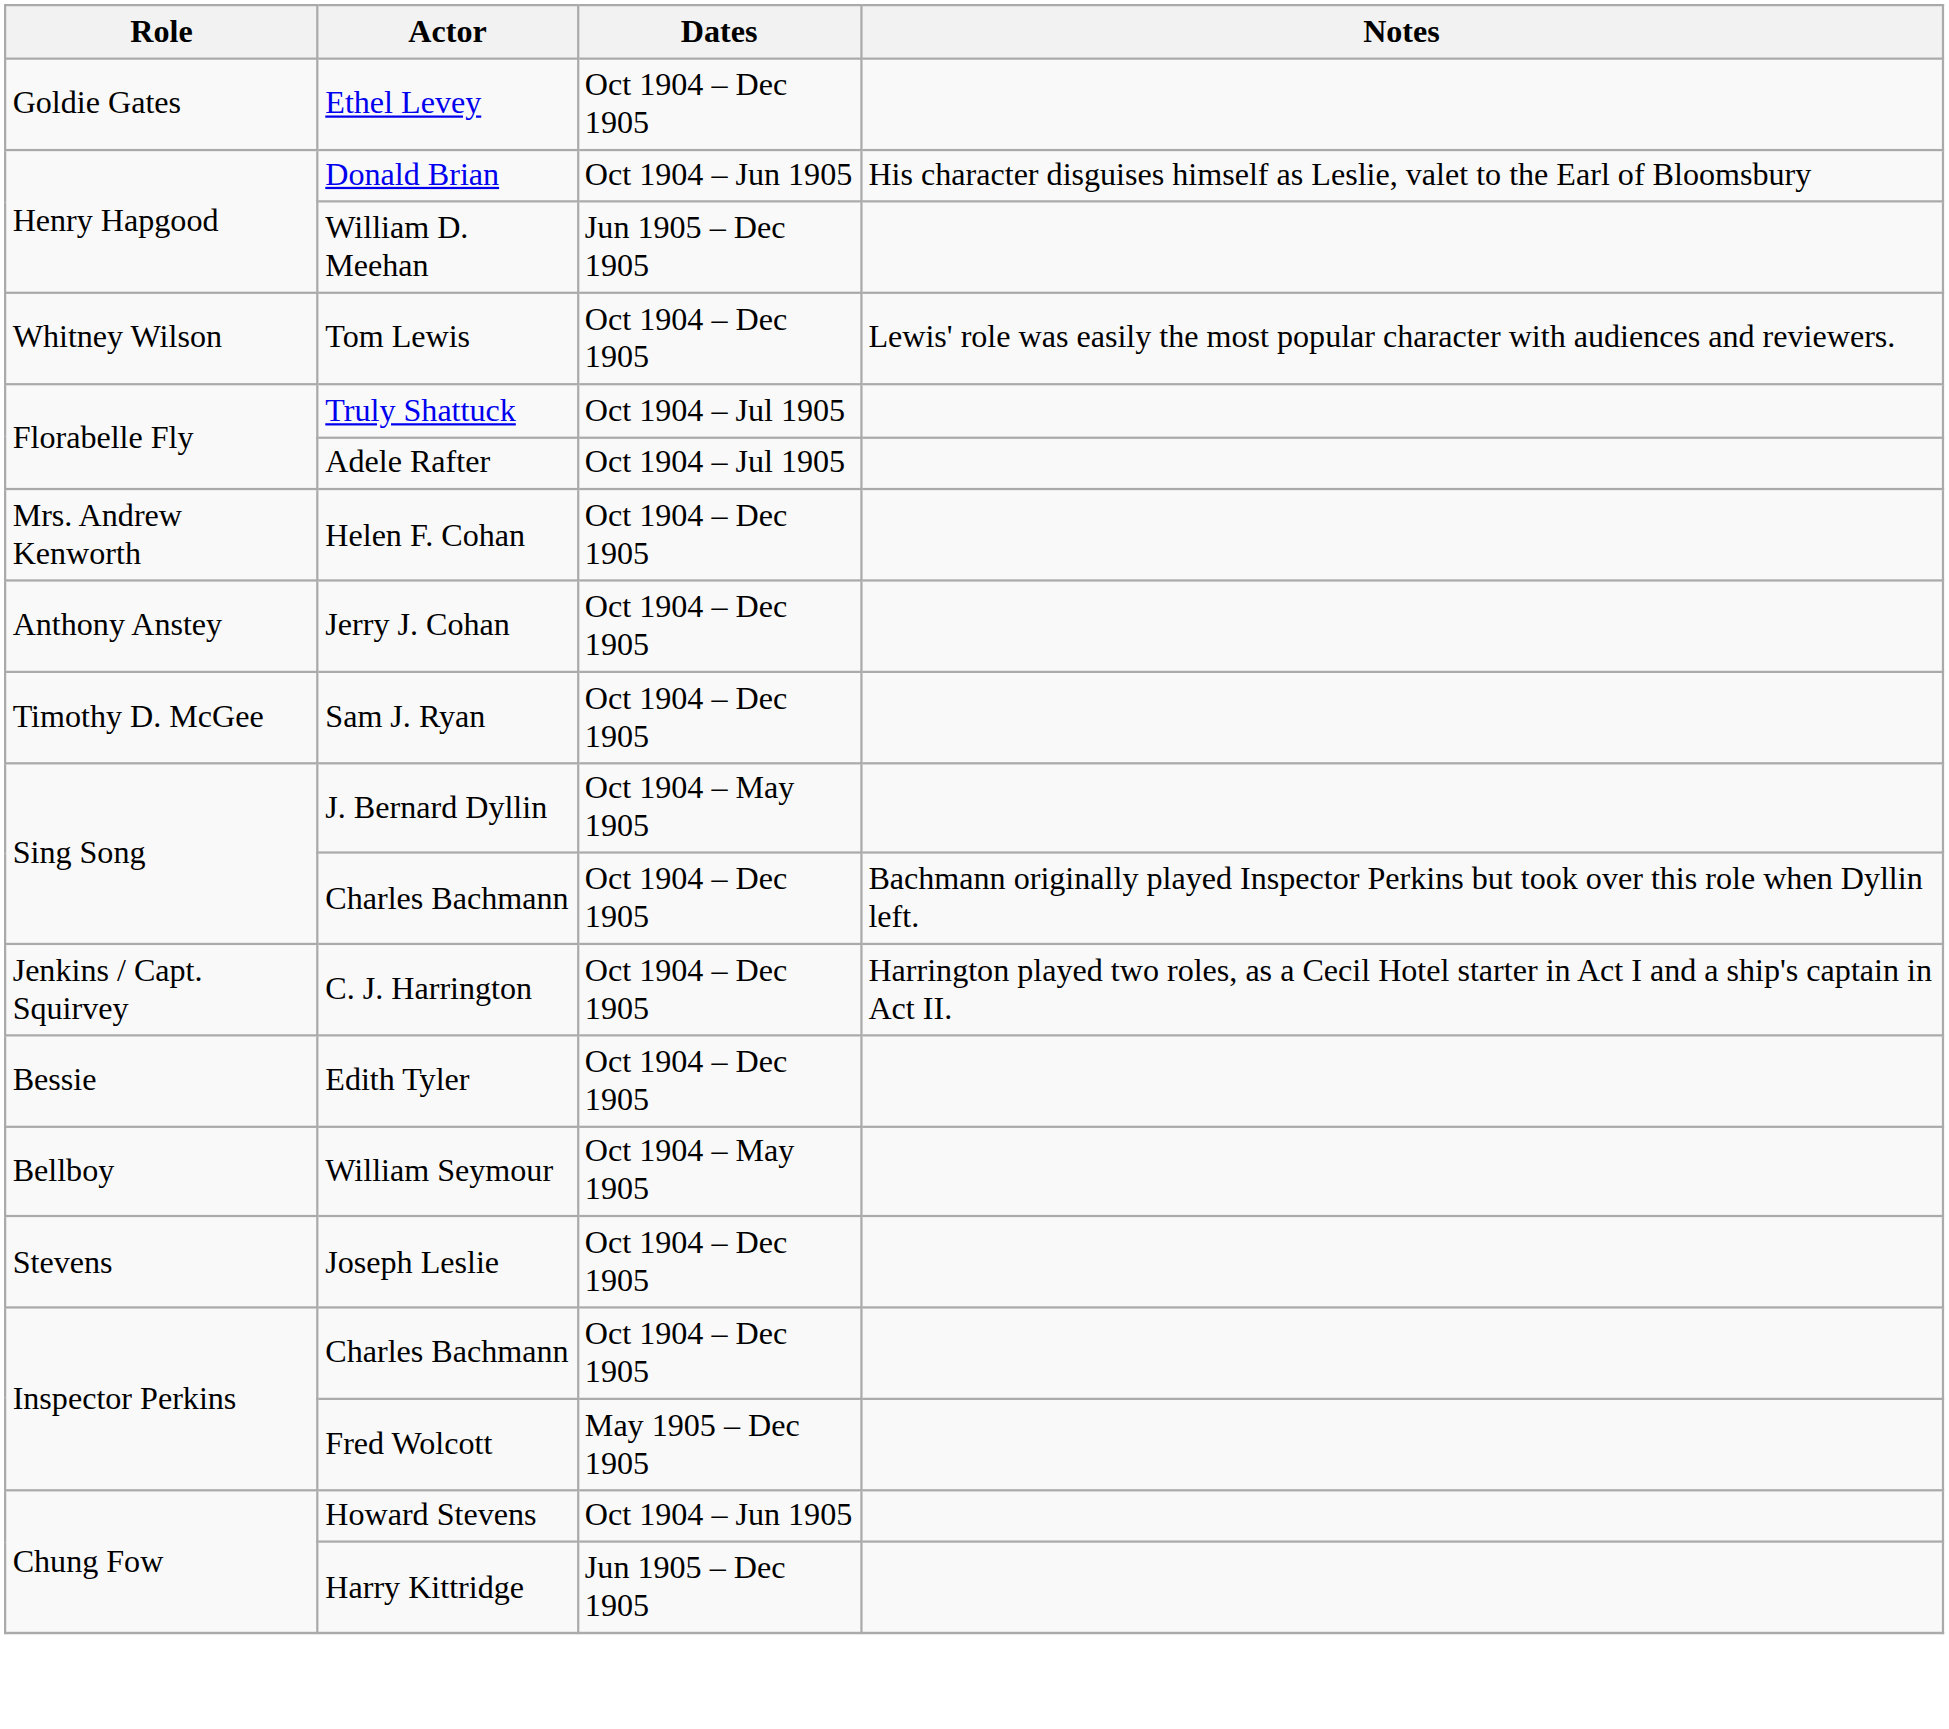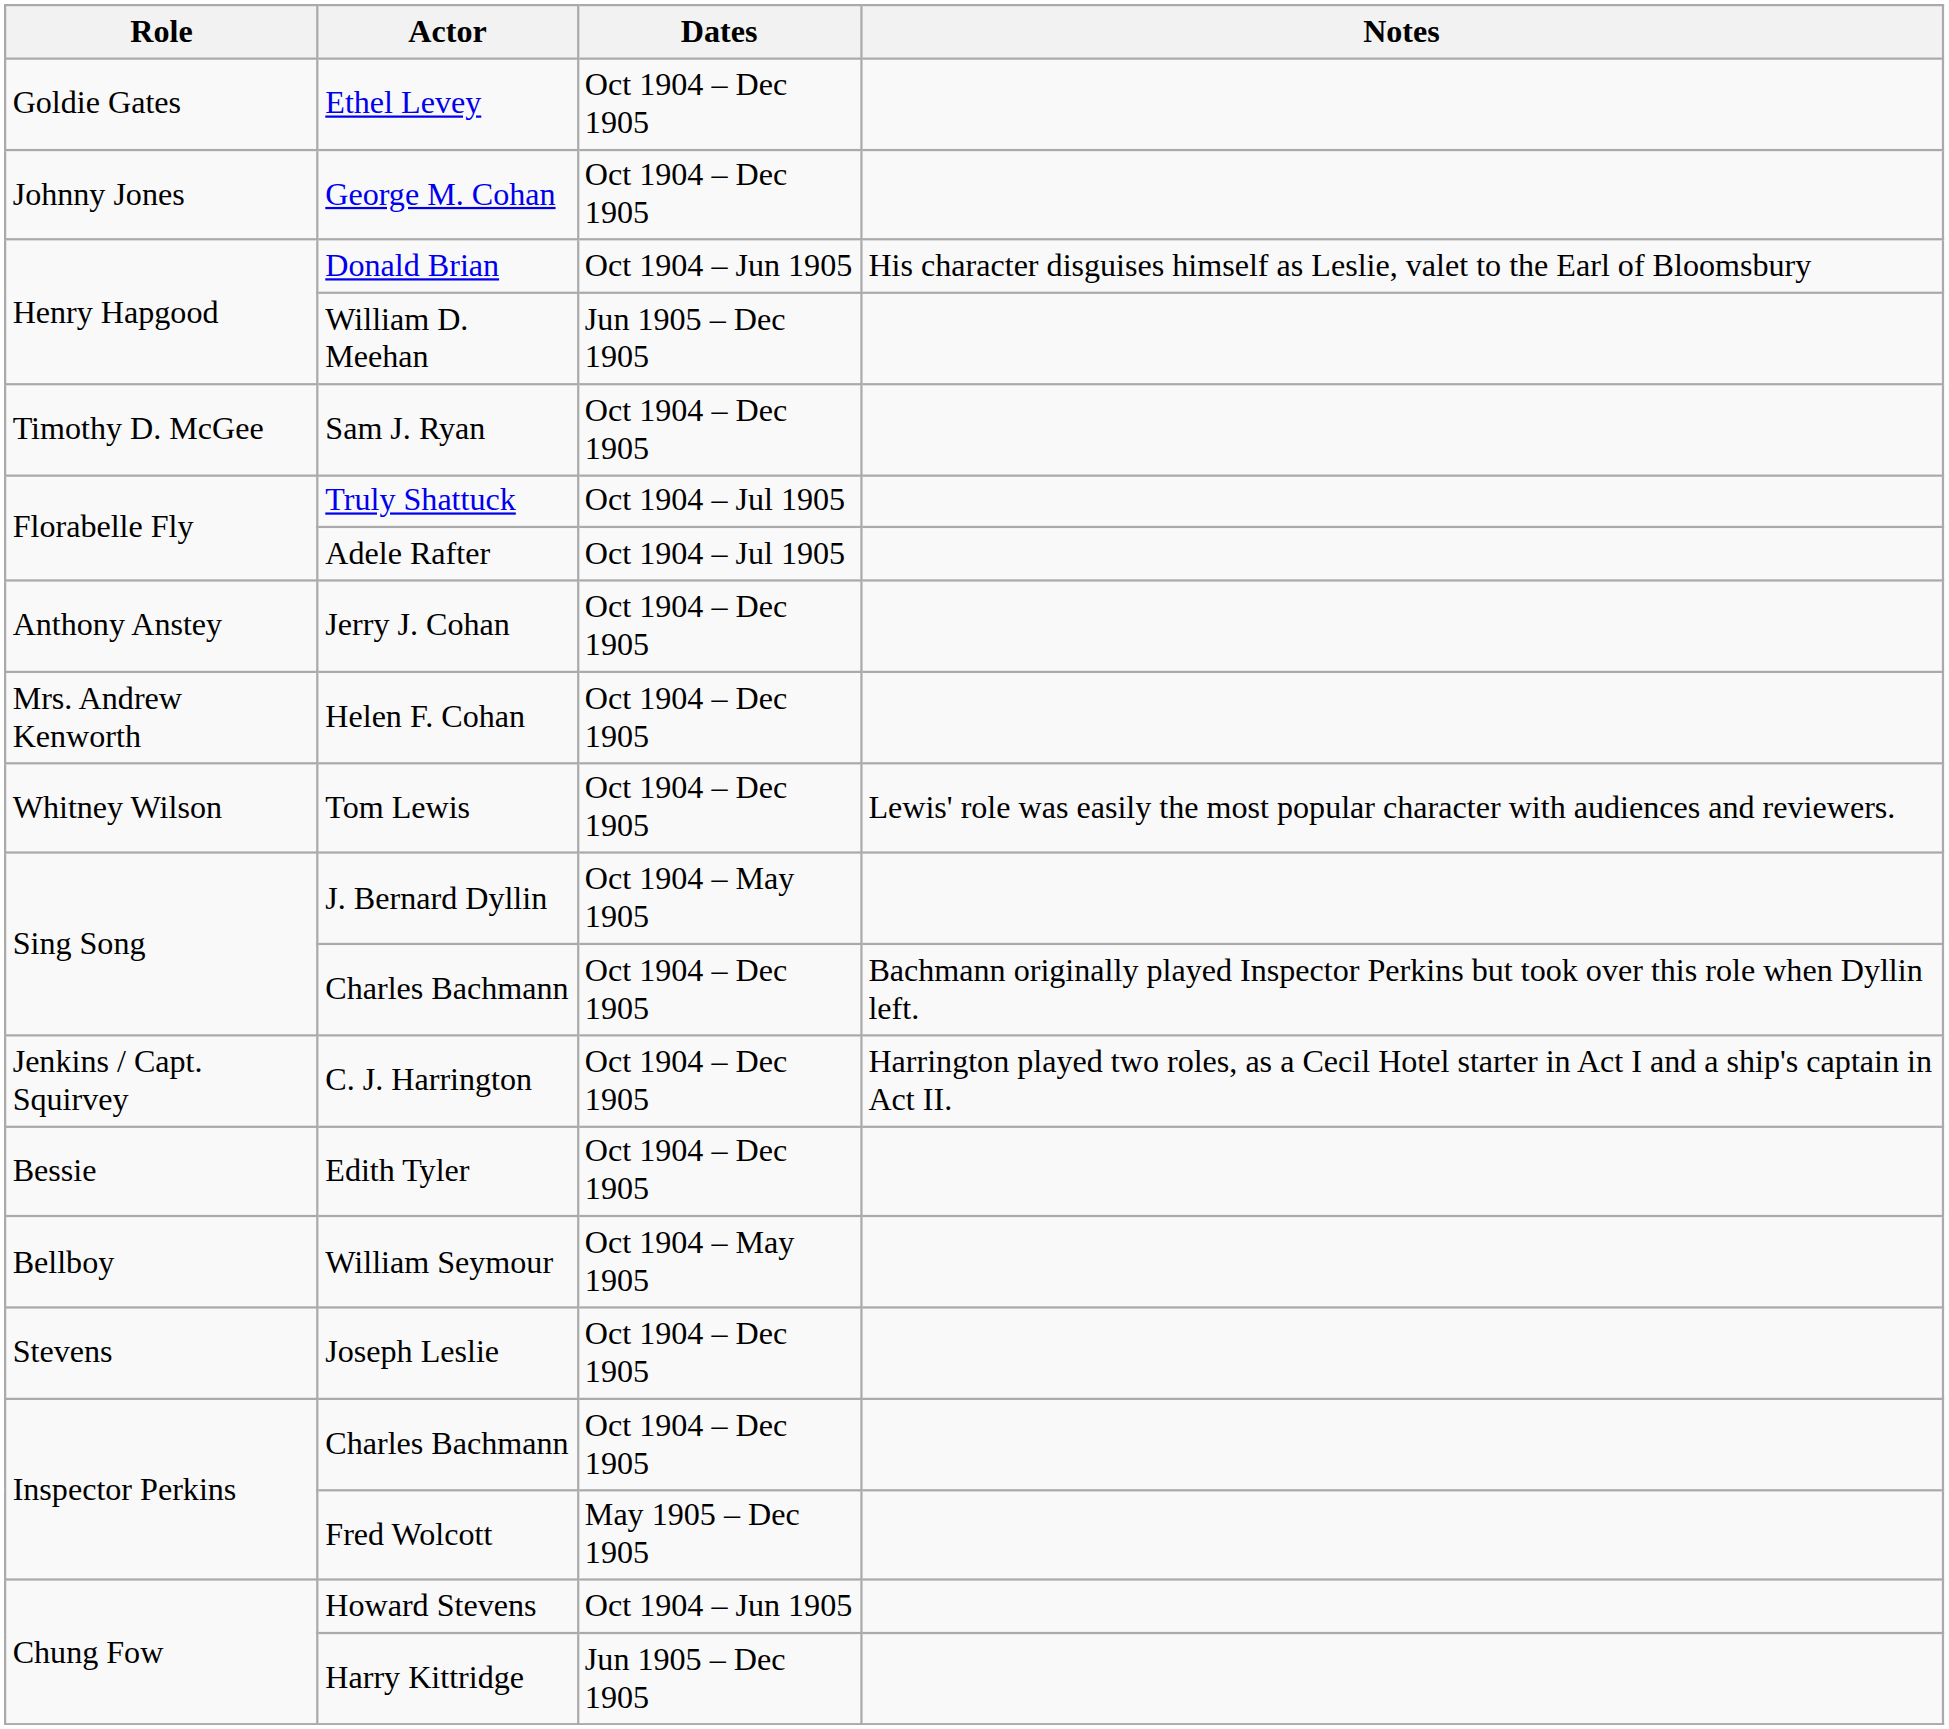+ row: (99, 194)
rows swapped: (138, 716) <-> (117, 337)
rows swapped: (117, 625) <-> (97, 534)
